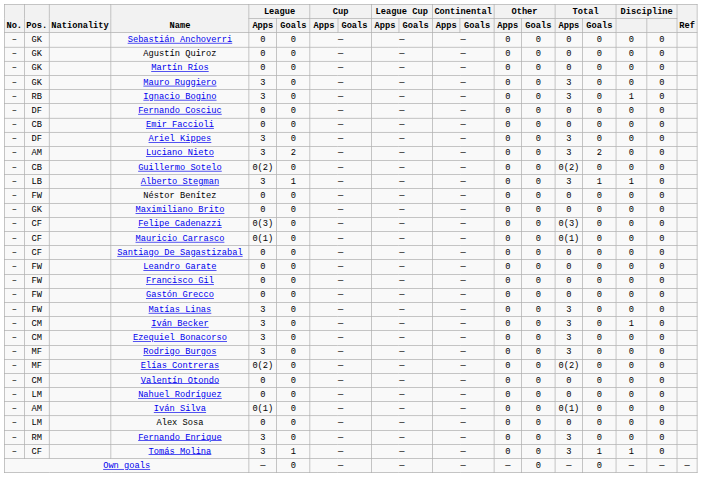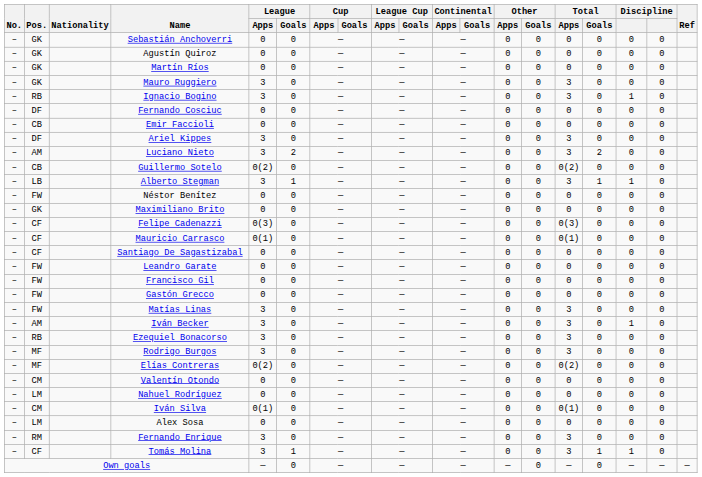(37, 324) CM -> (37, 324) AM
(37, 338) CM -> (37, 338) RB
(37, 409) AM -> (37, 409) CM
